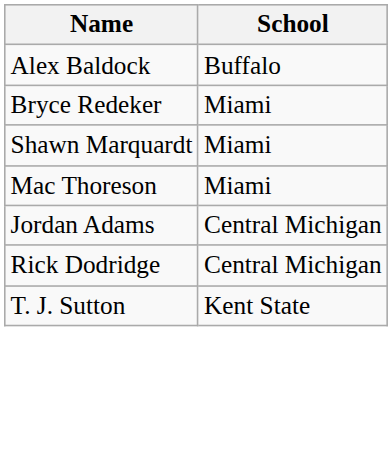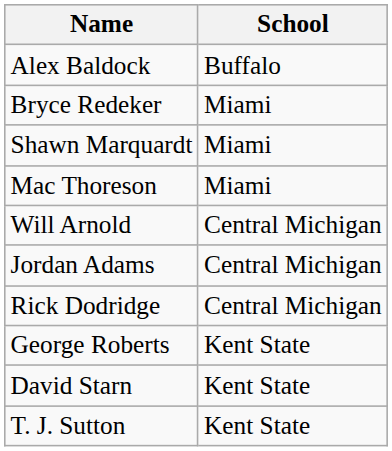+ row: (71, 225)
+ row: (90, 345)
+ row: (71, 385)
